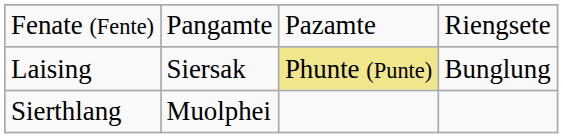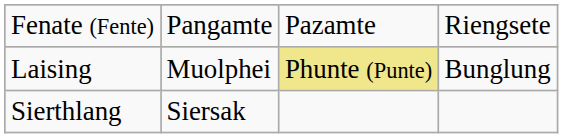(206, 68) Siersak -> (219, 68) Muolphei
(219, 111) Muolphei -> (206, 111) Siersak
